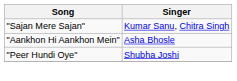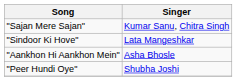+ row: (42, 41)
